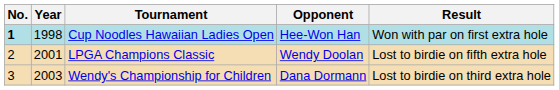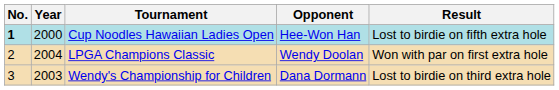(48, 35) 1998 -> (48, 35) 2000
(460, 35) Won with par on first extra hole -> (459, 35) Lost to birdie on fifth extra hole
(48, 55) 2001 -> (48, 55) 2004
(459, 55) Lost to birdie on fifth extra hole -> (460, 55) Won with par on first extra hole
